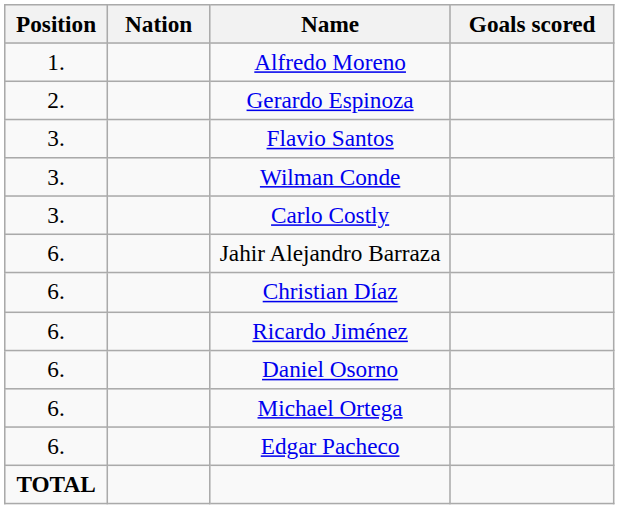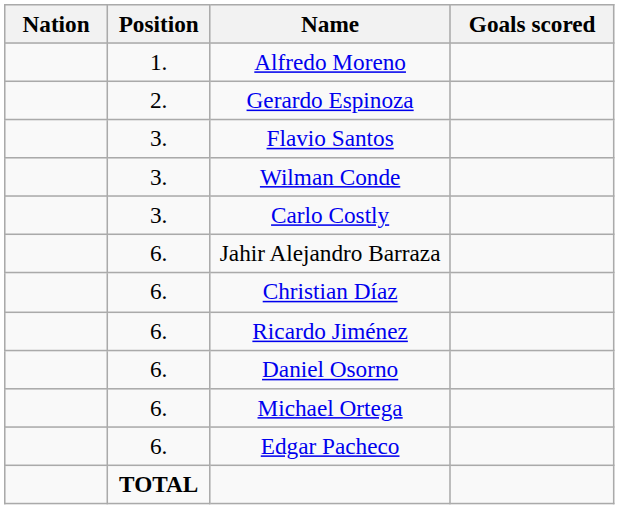columns swapped: (56, 23) <-> (159, 23)
